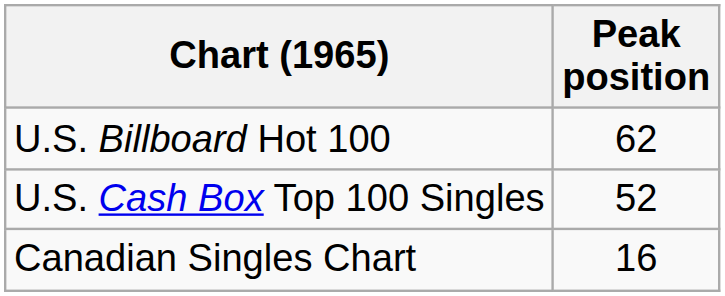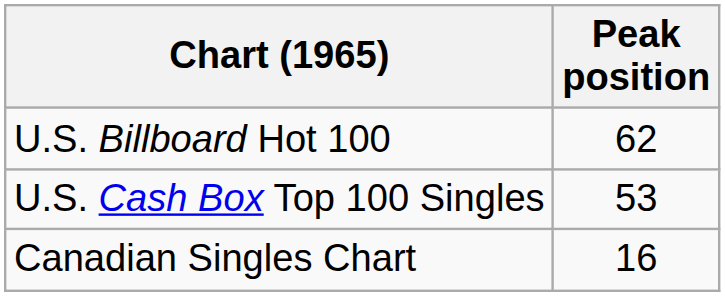(636, 198) 52 -> (636, 198) 53
